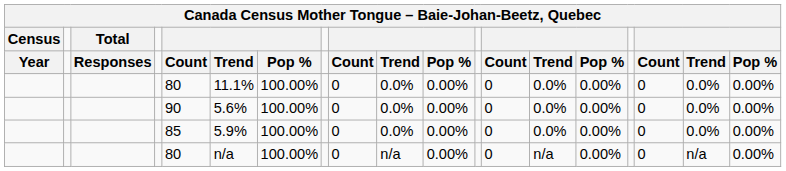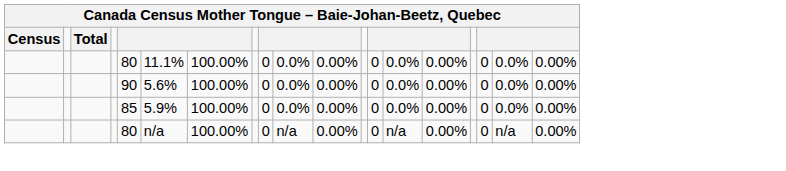- row: (34, 62)
